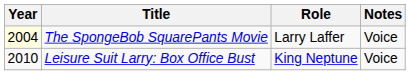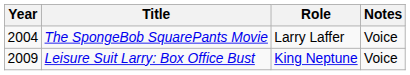(23, 37) lightyellow background -> (23, 37) no background
(23, 59) 2010 -> (23, 59) 2009
